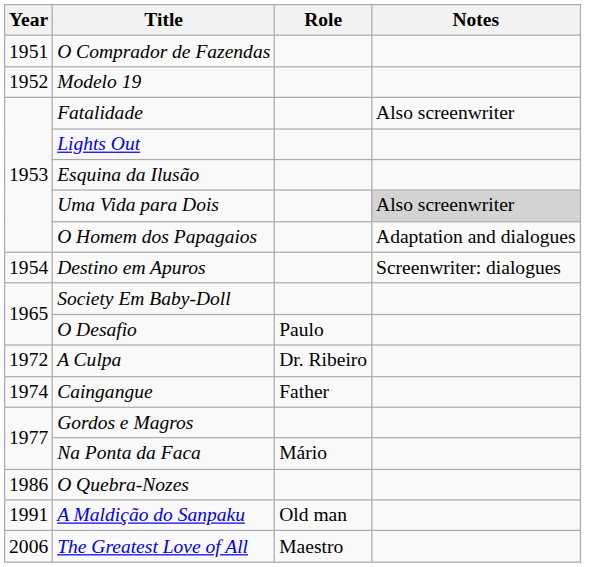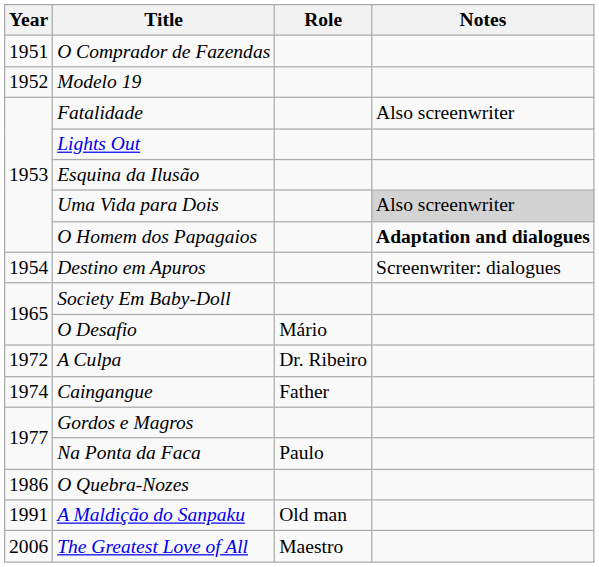(476, 236) normal -> (483, 236) bold
(301, 329) Paulo -> (303, 329) Mário
(303, 453) Mário -> (301, 453) Paulo
